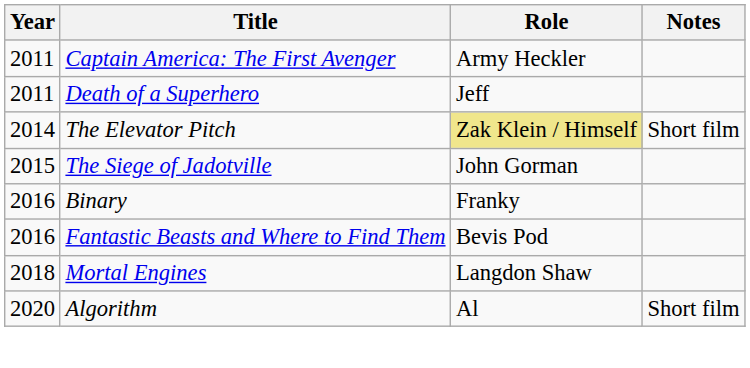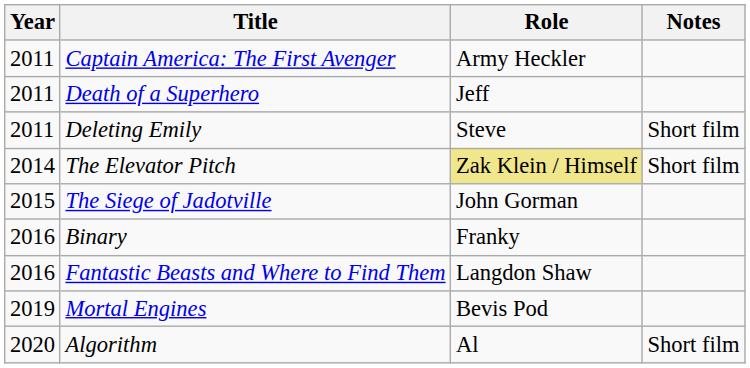+ row: (133, 129)
(502, 237) Bevis Pod -> (524, 272) Langdon Shaw
(32, 272) 2018 -> (32, 308) 2019
(524, 272) Langdon Shaw -> (502, 308) Bevis Pod
